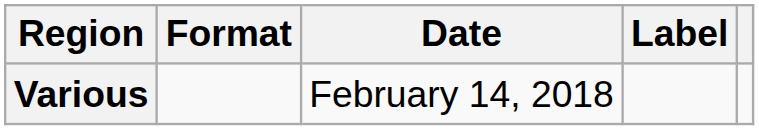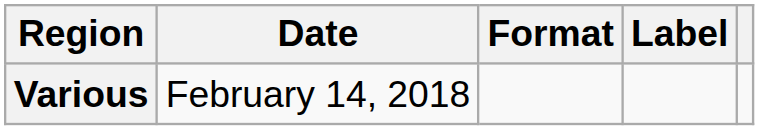columns swapped: (462, 34) <-> (229, 34)
